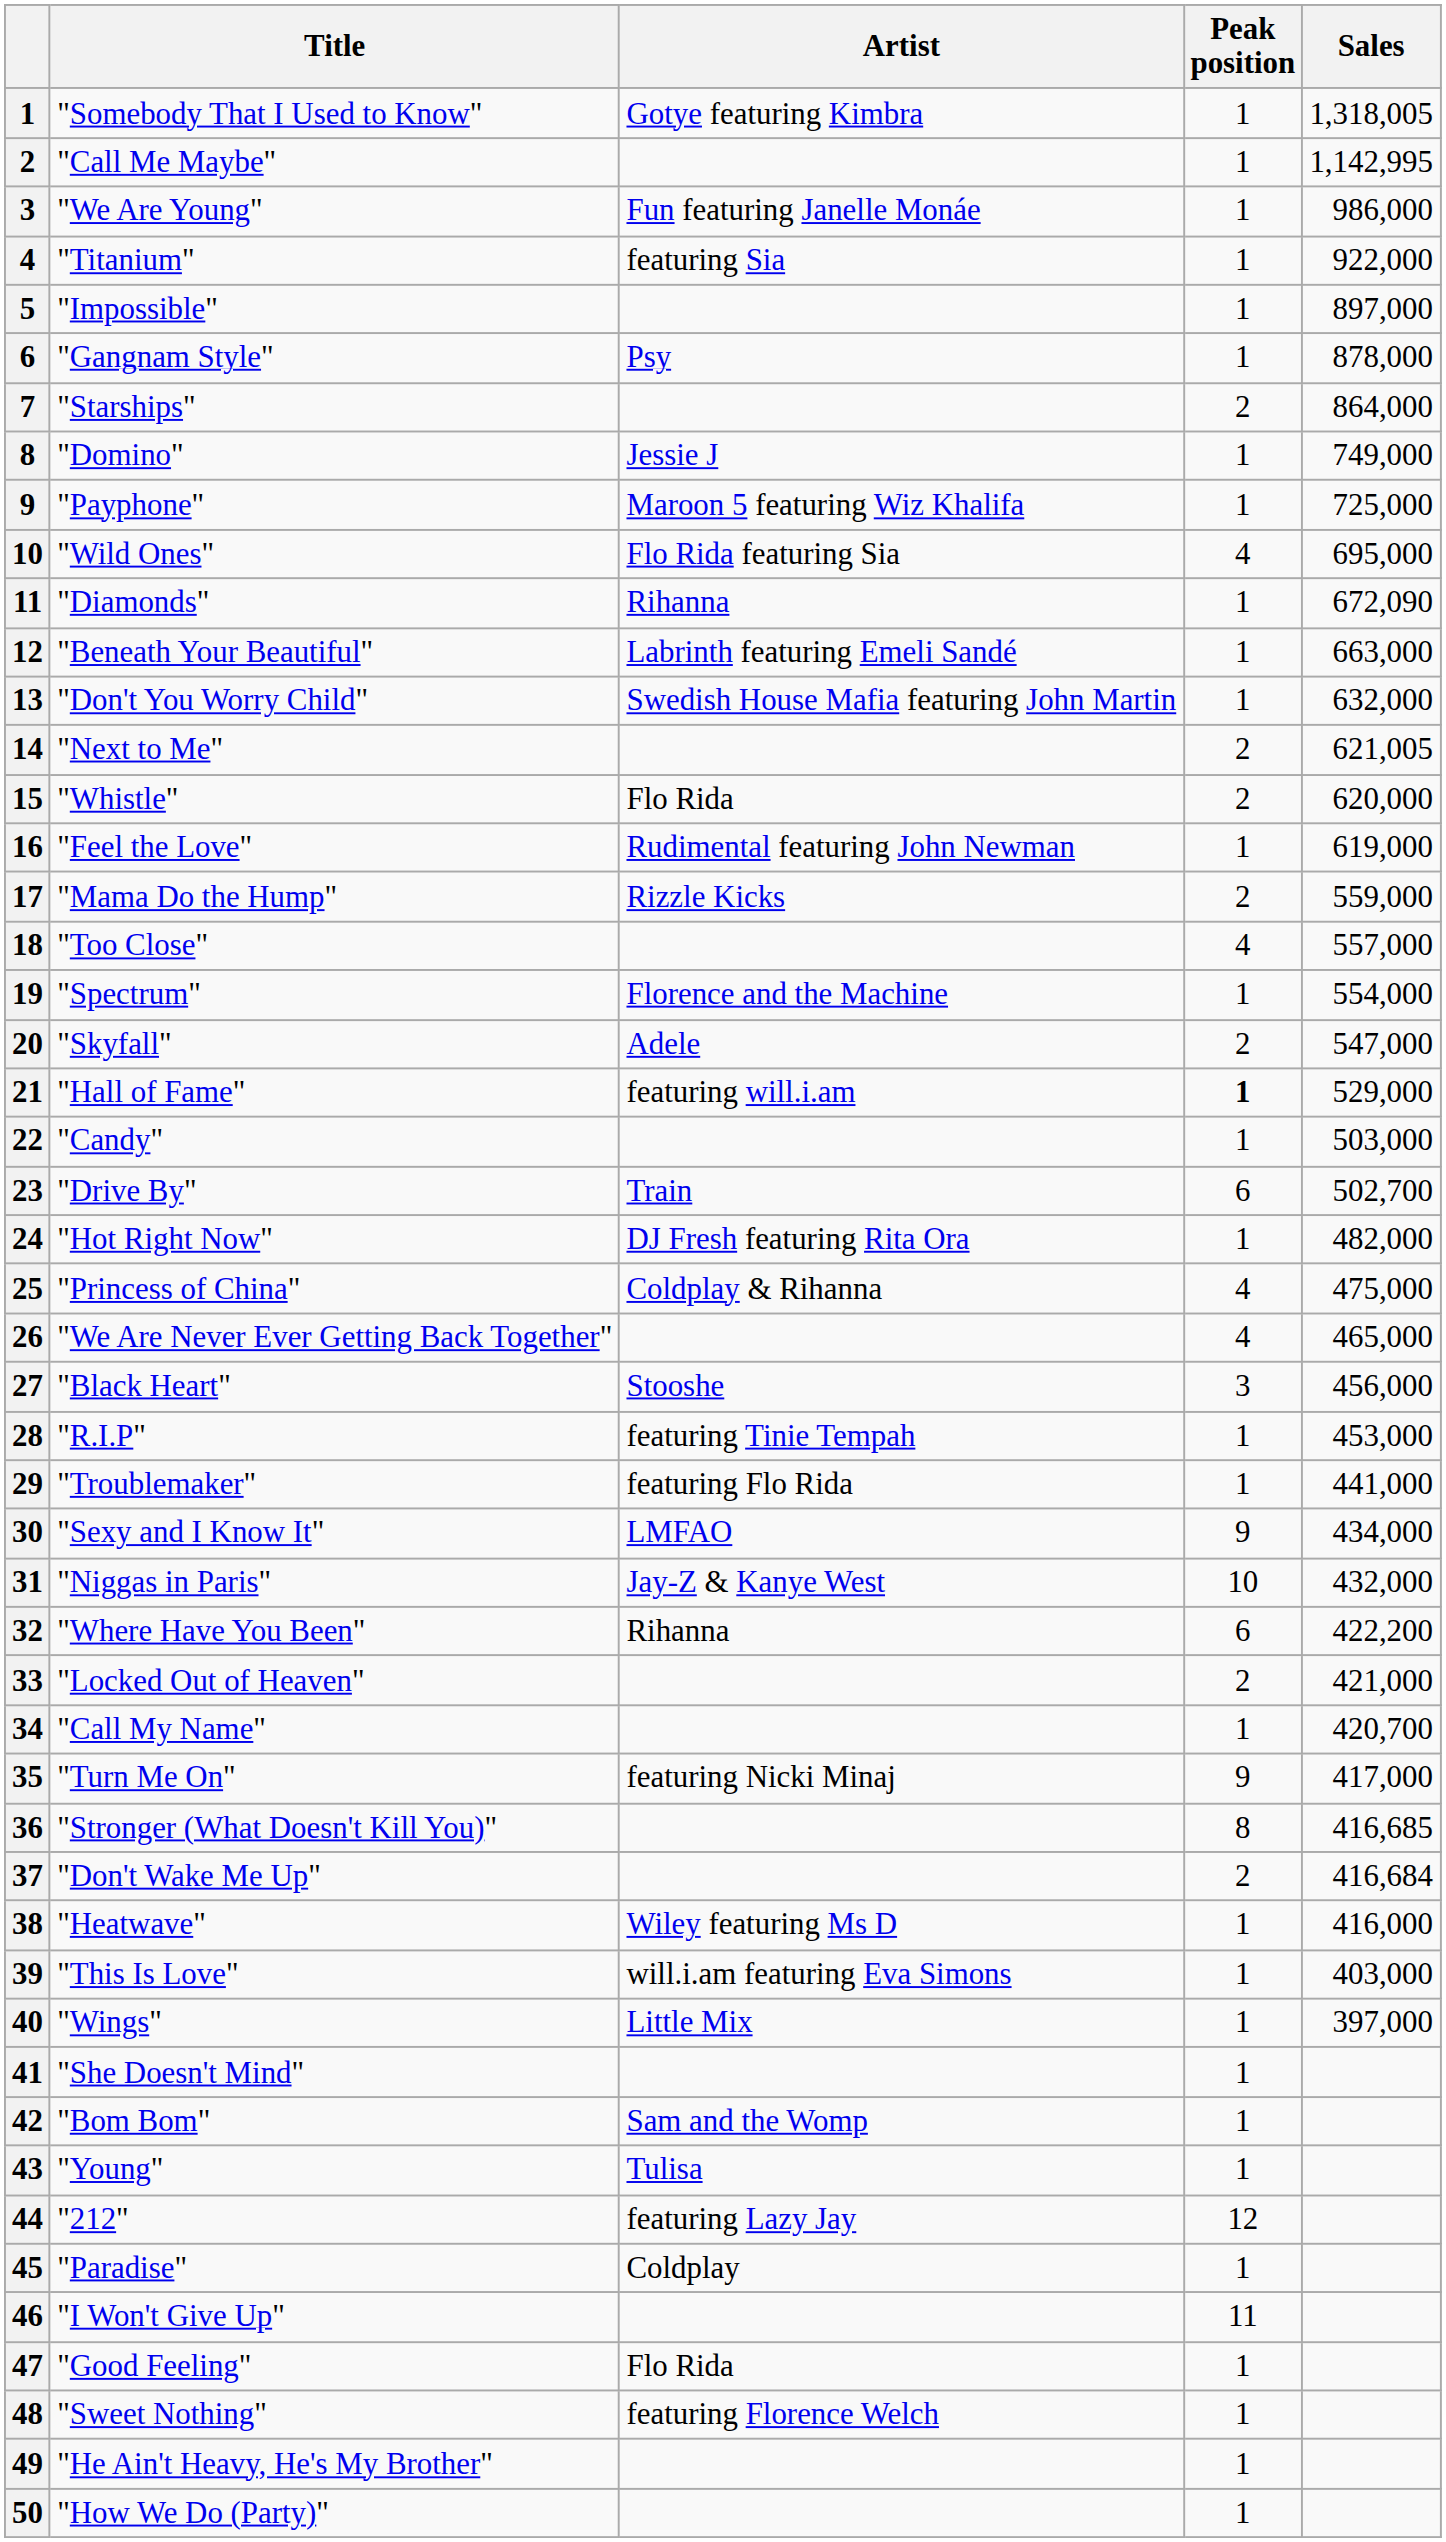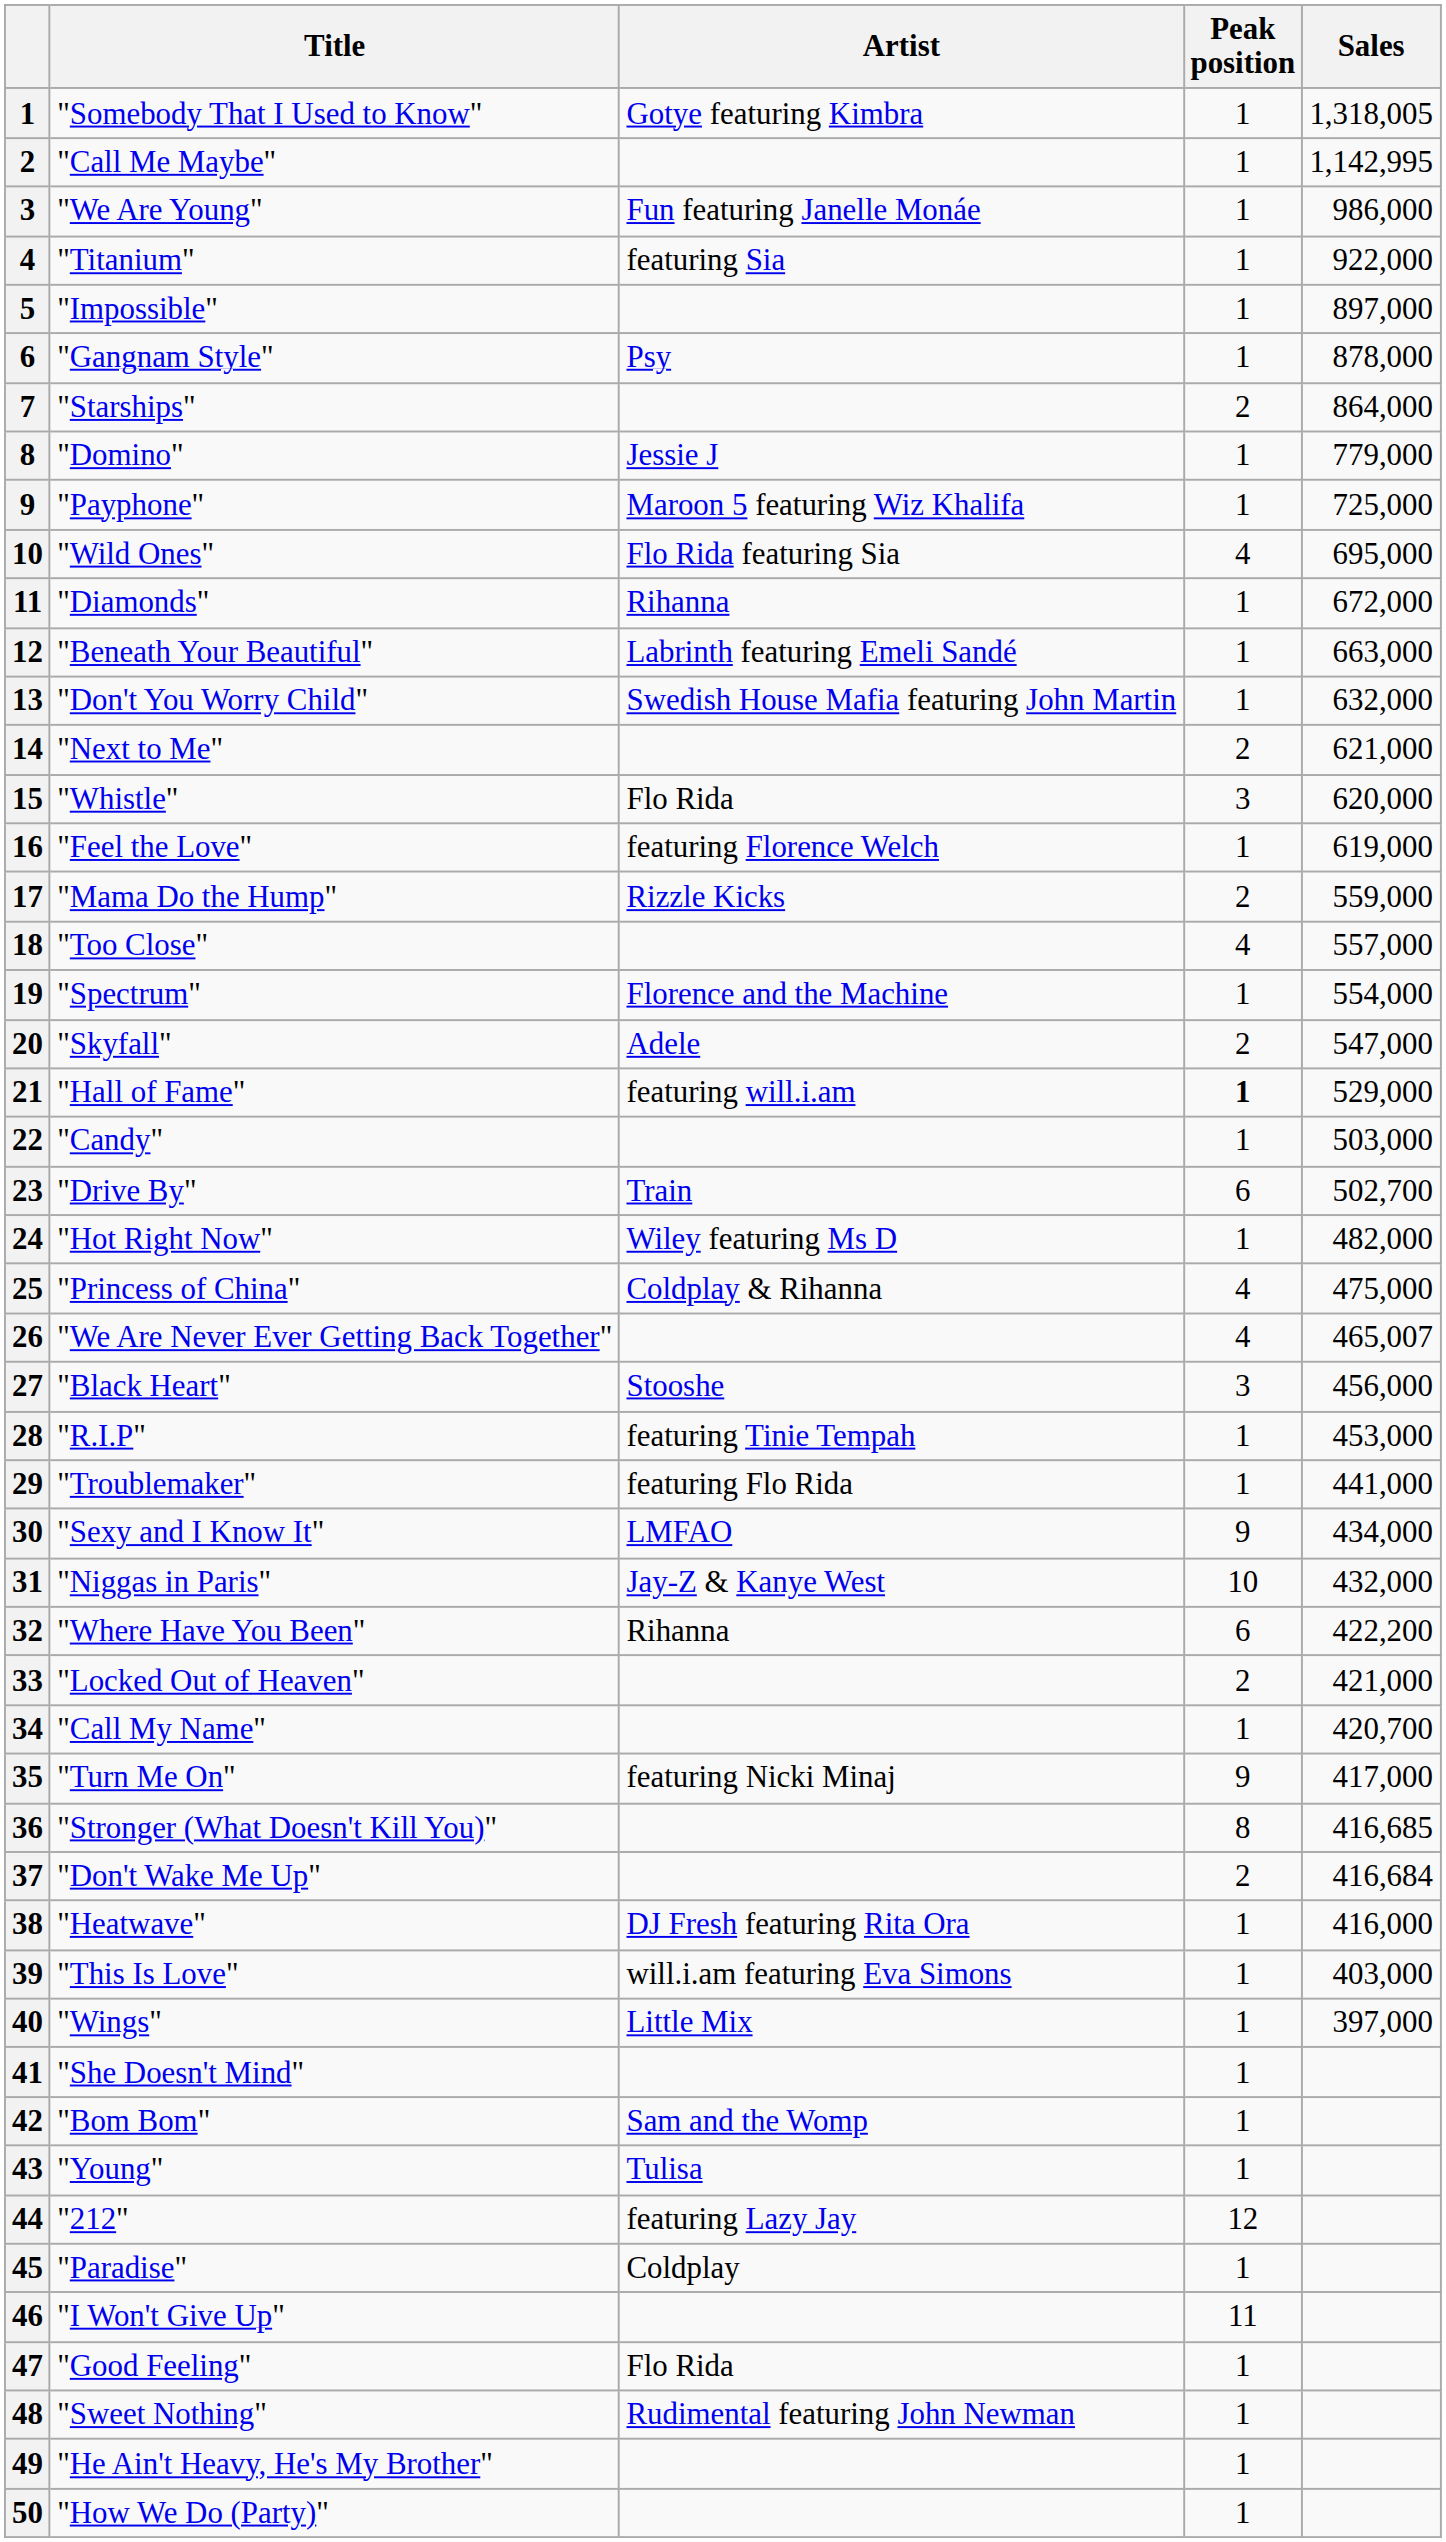(1383, 455) 749,000 -> (1383, 455) 779,000
(1383, 602) 672,090 -> (1383, 602) 672,000
(1383, 749) 621,005 -> (1383, 749) 621,000
(1243, 798) 2 -> (1243, 798) 3
(851, 847) Rudimental featuring John Newman -> (783, 847) featuring Florence Welch
(798, 1239) DJ Fresh featuring Rita Ora -> (762, 1239) Wiley featuring Ms D
(1383, 1337) 465,000 -> (1383, 1337) 465,007
(762, 1924) Wiley featuring Ms D -> (798, 1924) DJ Fresh featuring Rita Ora
(783, 2414) featuring Florence Welch -> (851, 2414) Rudimental featuring John Newman
